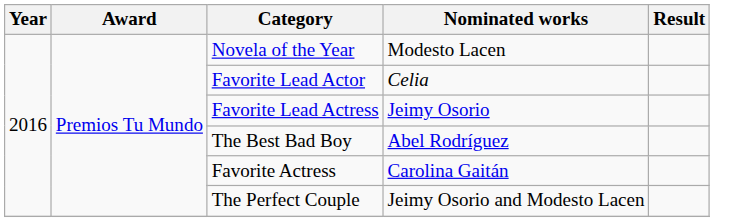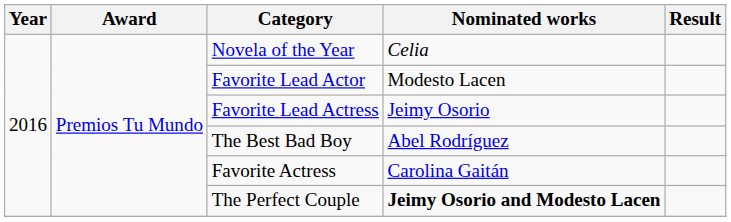(447, 49) Modesto Lacen -> (408, 49) Celia
(408, 79) Celia -> (447, 79) Modesto Lacen
(516, 200) normal -> (524, 200) bold
